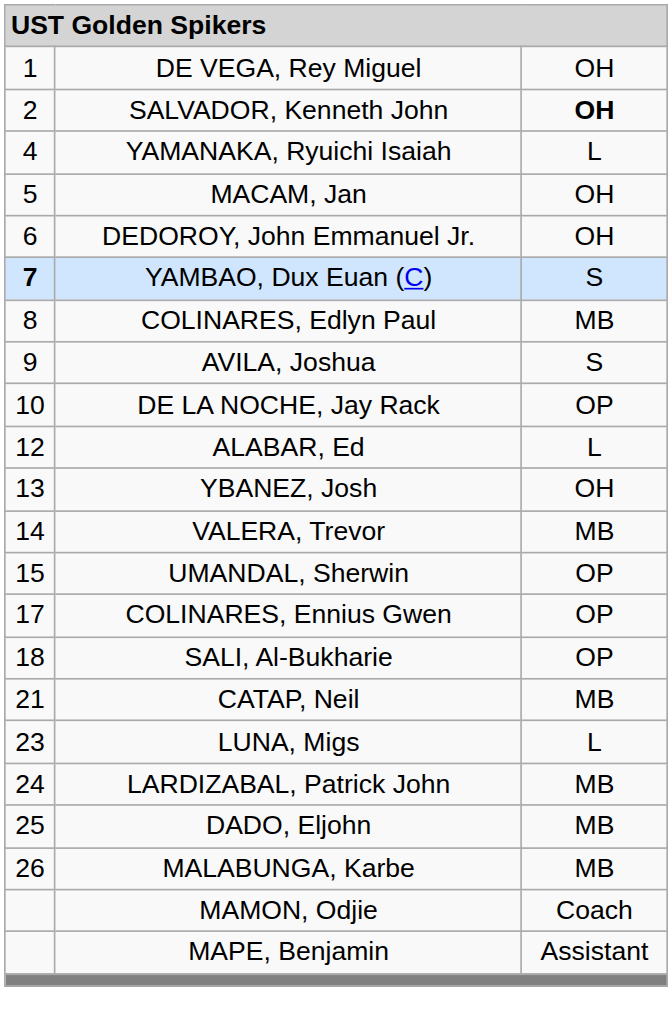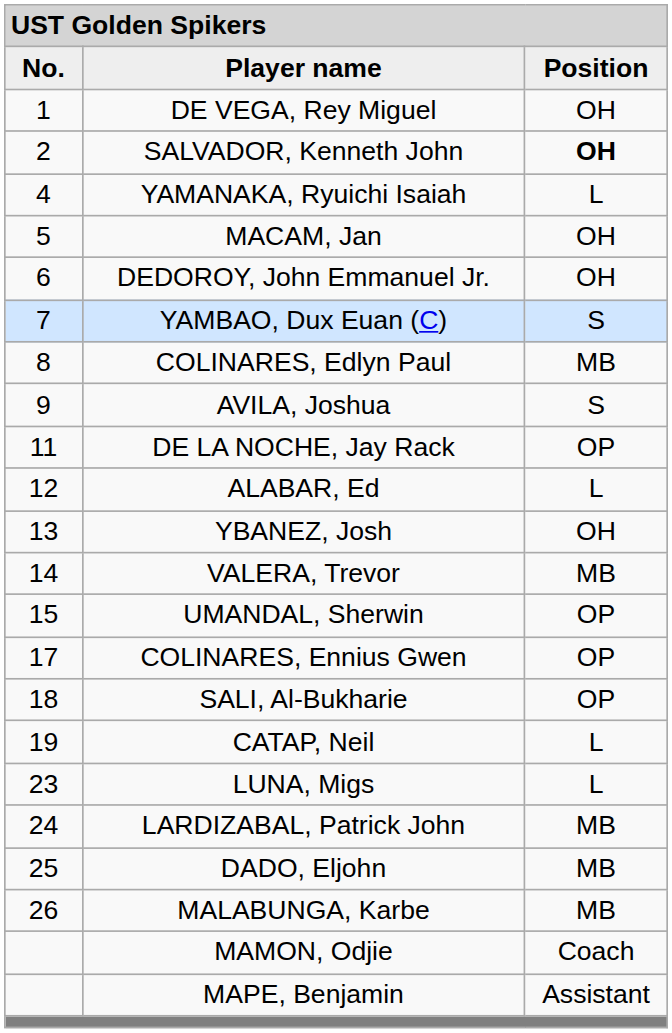+ row: (304, 67)
(30, 278) bold -> (43, 320) normal
(30, 404) 10 -> (43, 446) 11
(30, 699) 21 -> (43, 741) 19
(594, 699) MB -> (596, 741) L
